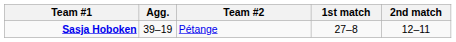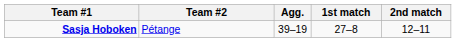columns swapped: (158, 12) <-> (244, 12)
